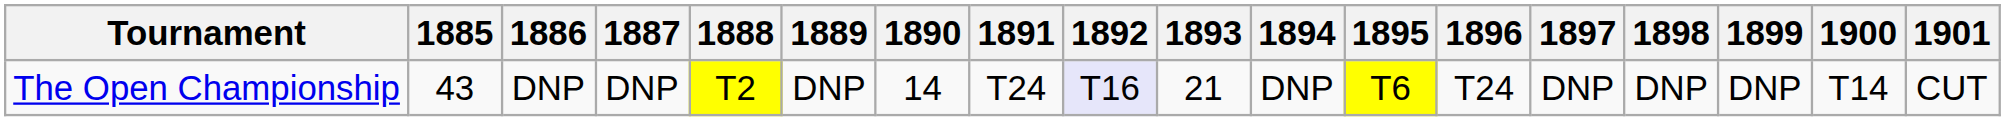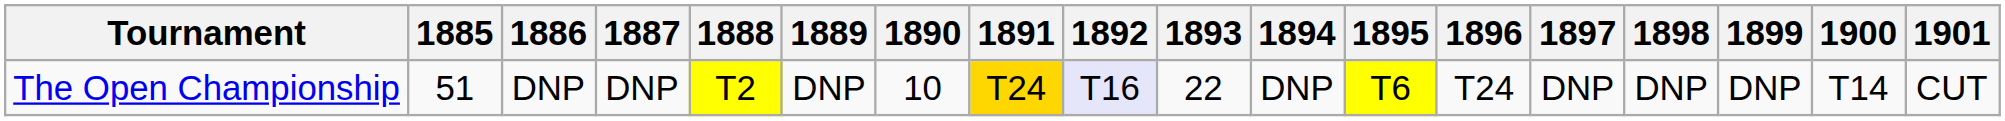(455, 88) 43 -> (455, 88) 51
(923, 88) 14 -> (923, 88) 10
(1016, 88) no background -> (1016, 88) gold background
(1203, 88) 21 -> (1203, 88) 22
